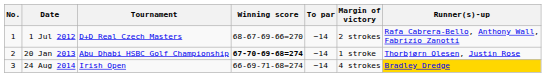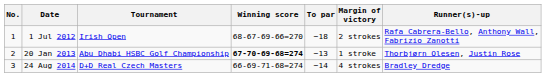(131, 37) D+D Real Czech Masters -> (103, 37) Irish Open
(321, 37) −14 -> (321, 37) −18
(321, 54) −14 -> (321, 54) −13
(103, 66) Irish Open -> (131, 66) D+D Real Czech Masters
(417, 66) gold background -> (417, 66) no background
